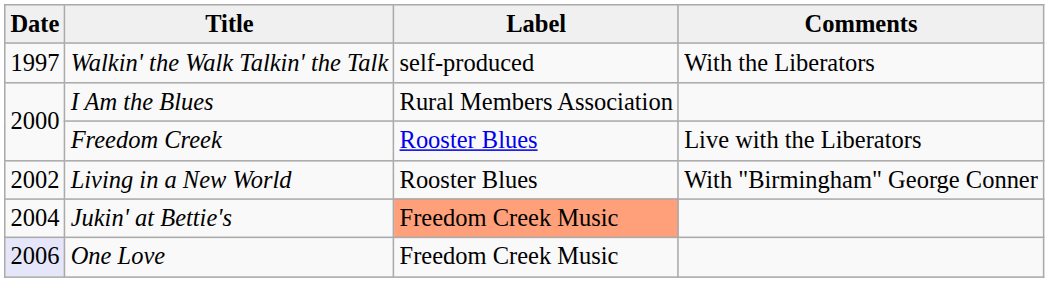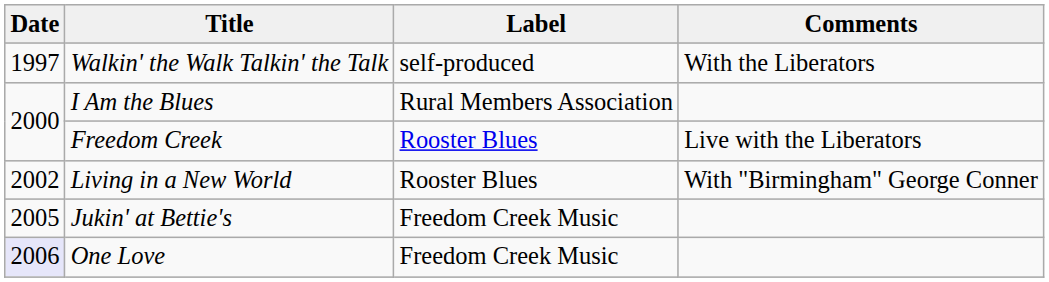(35, 218) 2004 -> (35, 218) 2005
(509, 218) lightsalmon background -> (509, 218) no background
